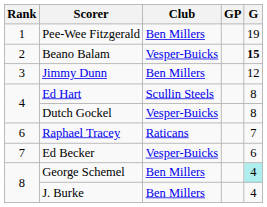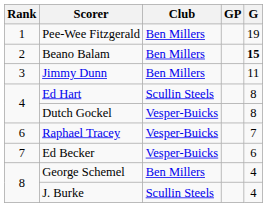(182, 53) Vesper-Buicks -> (175, 53) Ben Millers
(253, 73) 12 -> (253, 73) 11
(167, 133) Raticans -> (182, 133) Vesper-Buicks
(253, 172) paleturquoise background -> (253, 172) no background
(175, 192) Ben Millers -> (180, 192) Scullin Steels
